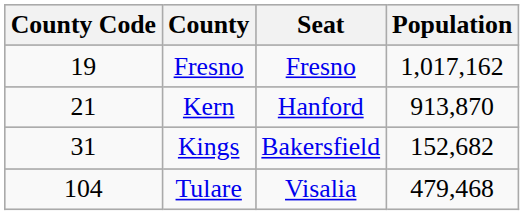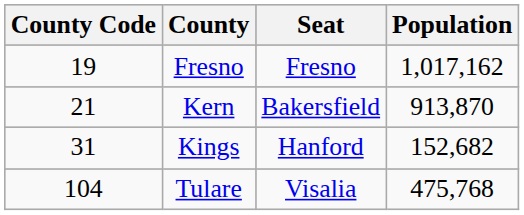(321, 106) Hanford -> (321, 106) Bakersfield
(321, 147) Bakersfield -> (321, 147) Hanford
(452, 188) 479,468 -> (452, 188) 475,768
